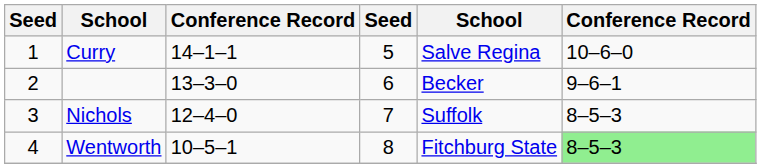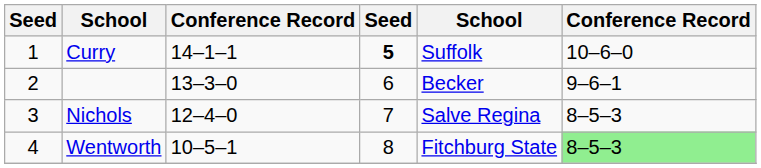(388, 52) normal -> (388, 52) bold
(481, 52) Salve Regina -> (452, 52) Suffolk
(452, 115) Suffolk -> (481, 115) Salve Regina
